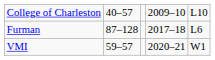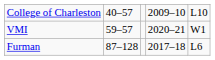rows swapped: (23, 30) <-> (17, 47)
